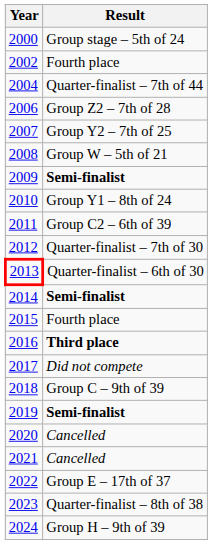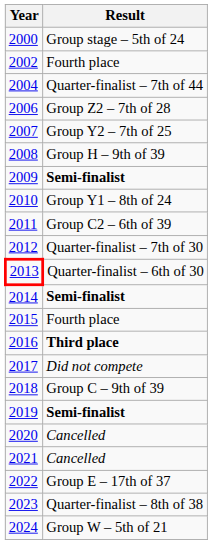(107, 154) Group W – 5th of 21 -> (106, 154) Group H – 9th of 39
(106, 527) Group H – 9th of 39 -> (107, 527) Group W – 5th of 21
